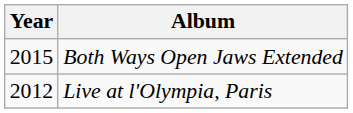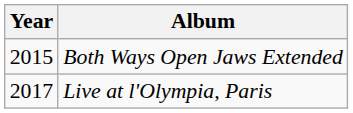(31, 90) 2012 -> (31, 90) 2017
